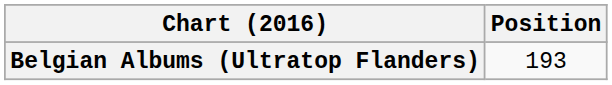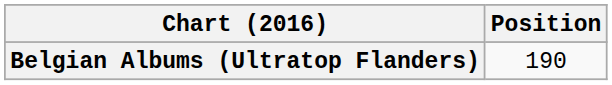(546, 61) 193 -> (546, 61) 190
